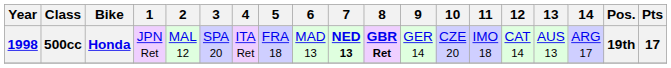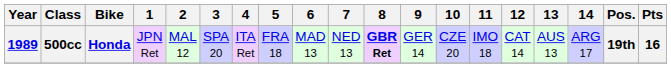(23, 44) 1998 -> (23, 44) 1989
(346, 44) bold -> (346, 44) normal
(652, 44) 17 -> (652, 44) 16
